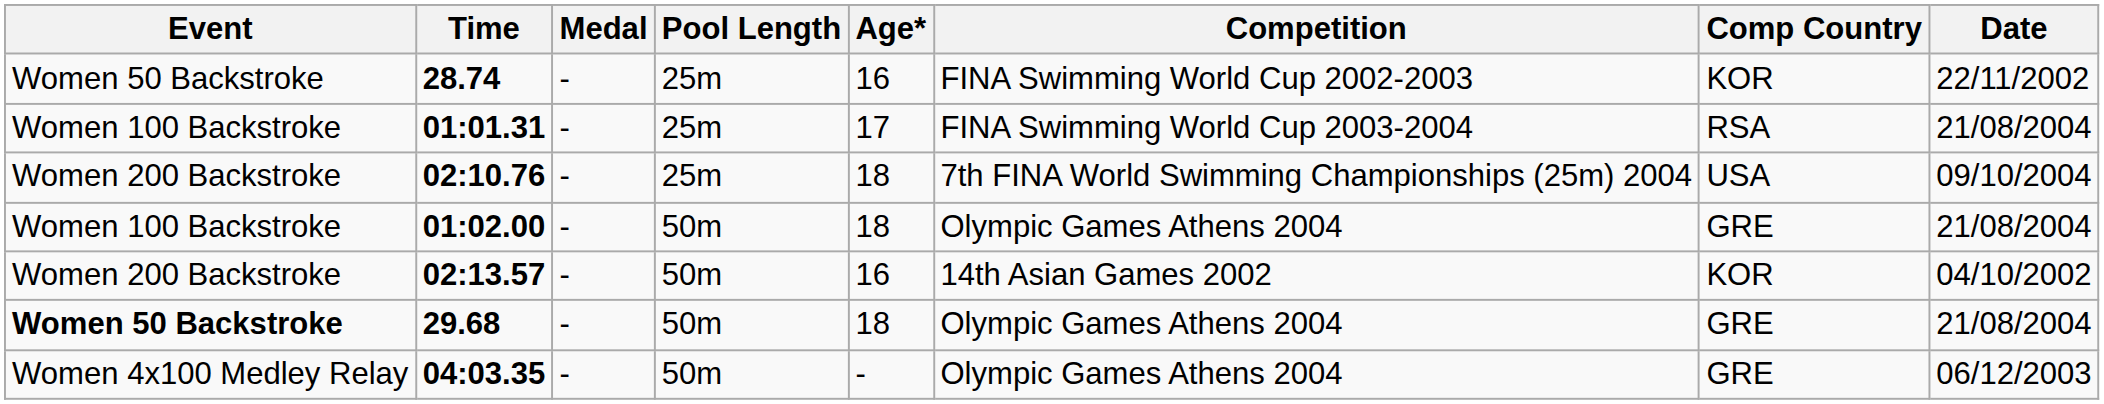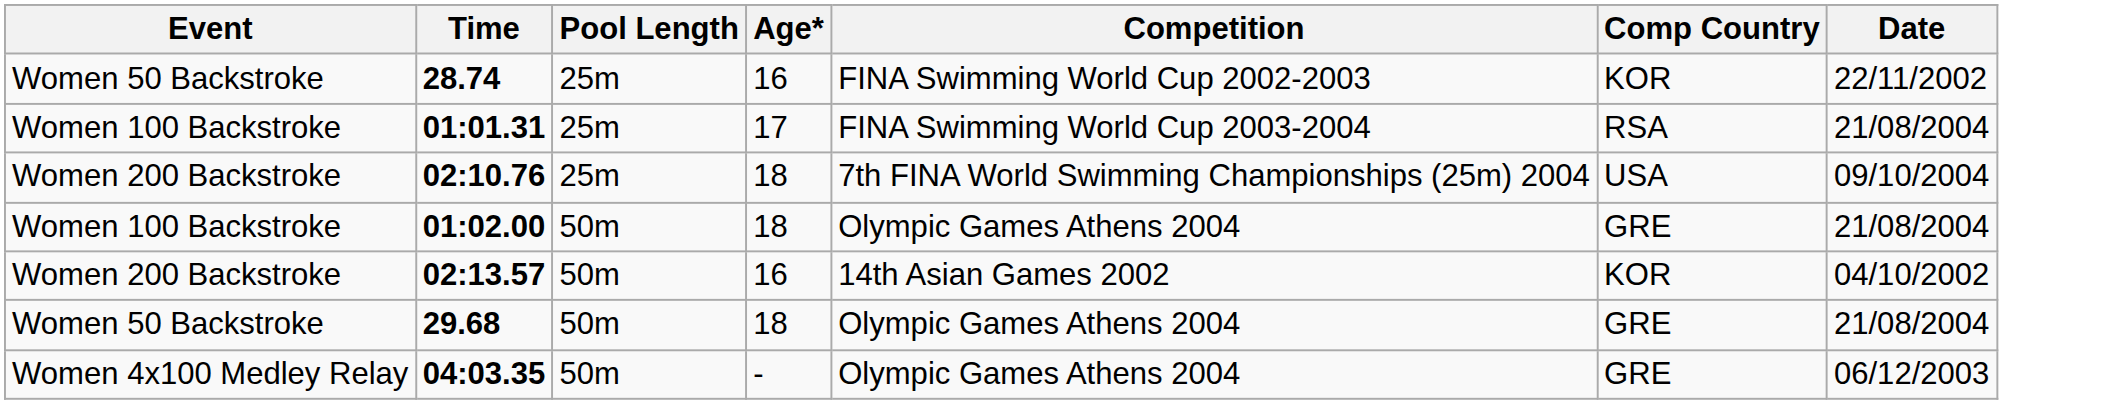- column: (604, 29)
(177, 324) bold -> (168, 324) normal
